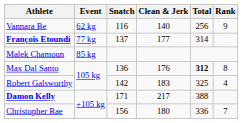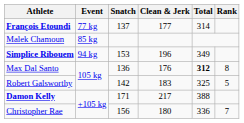- row: (26, 26)
+ row: (40, 54)
(225, 83) 4 -> (227, 83) 5
